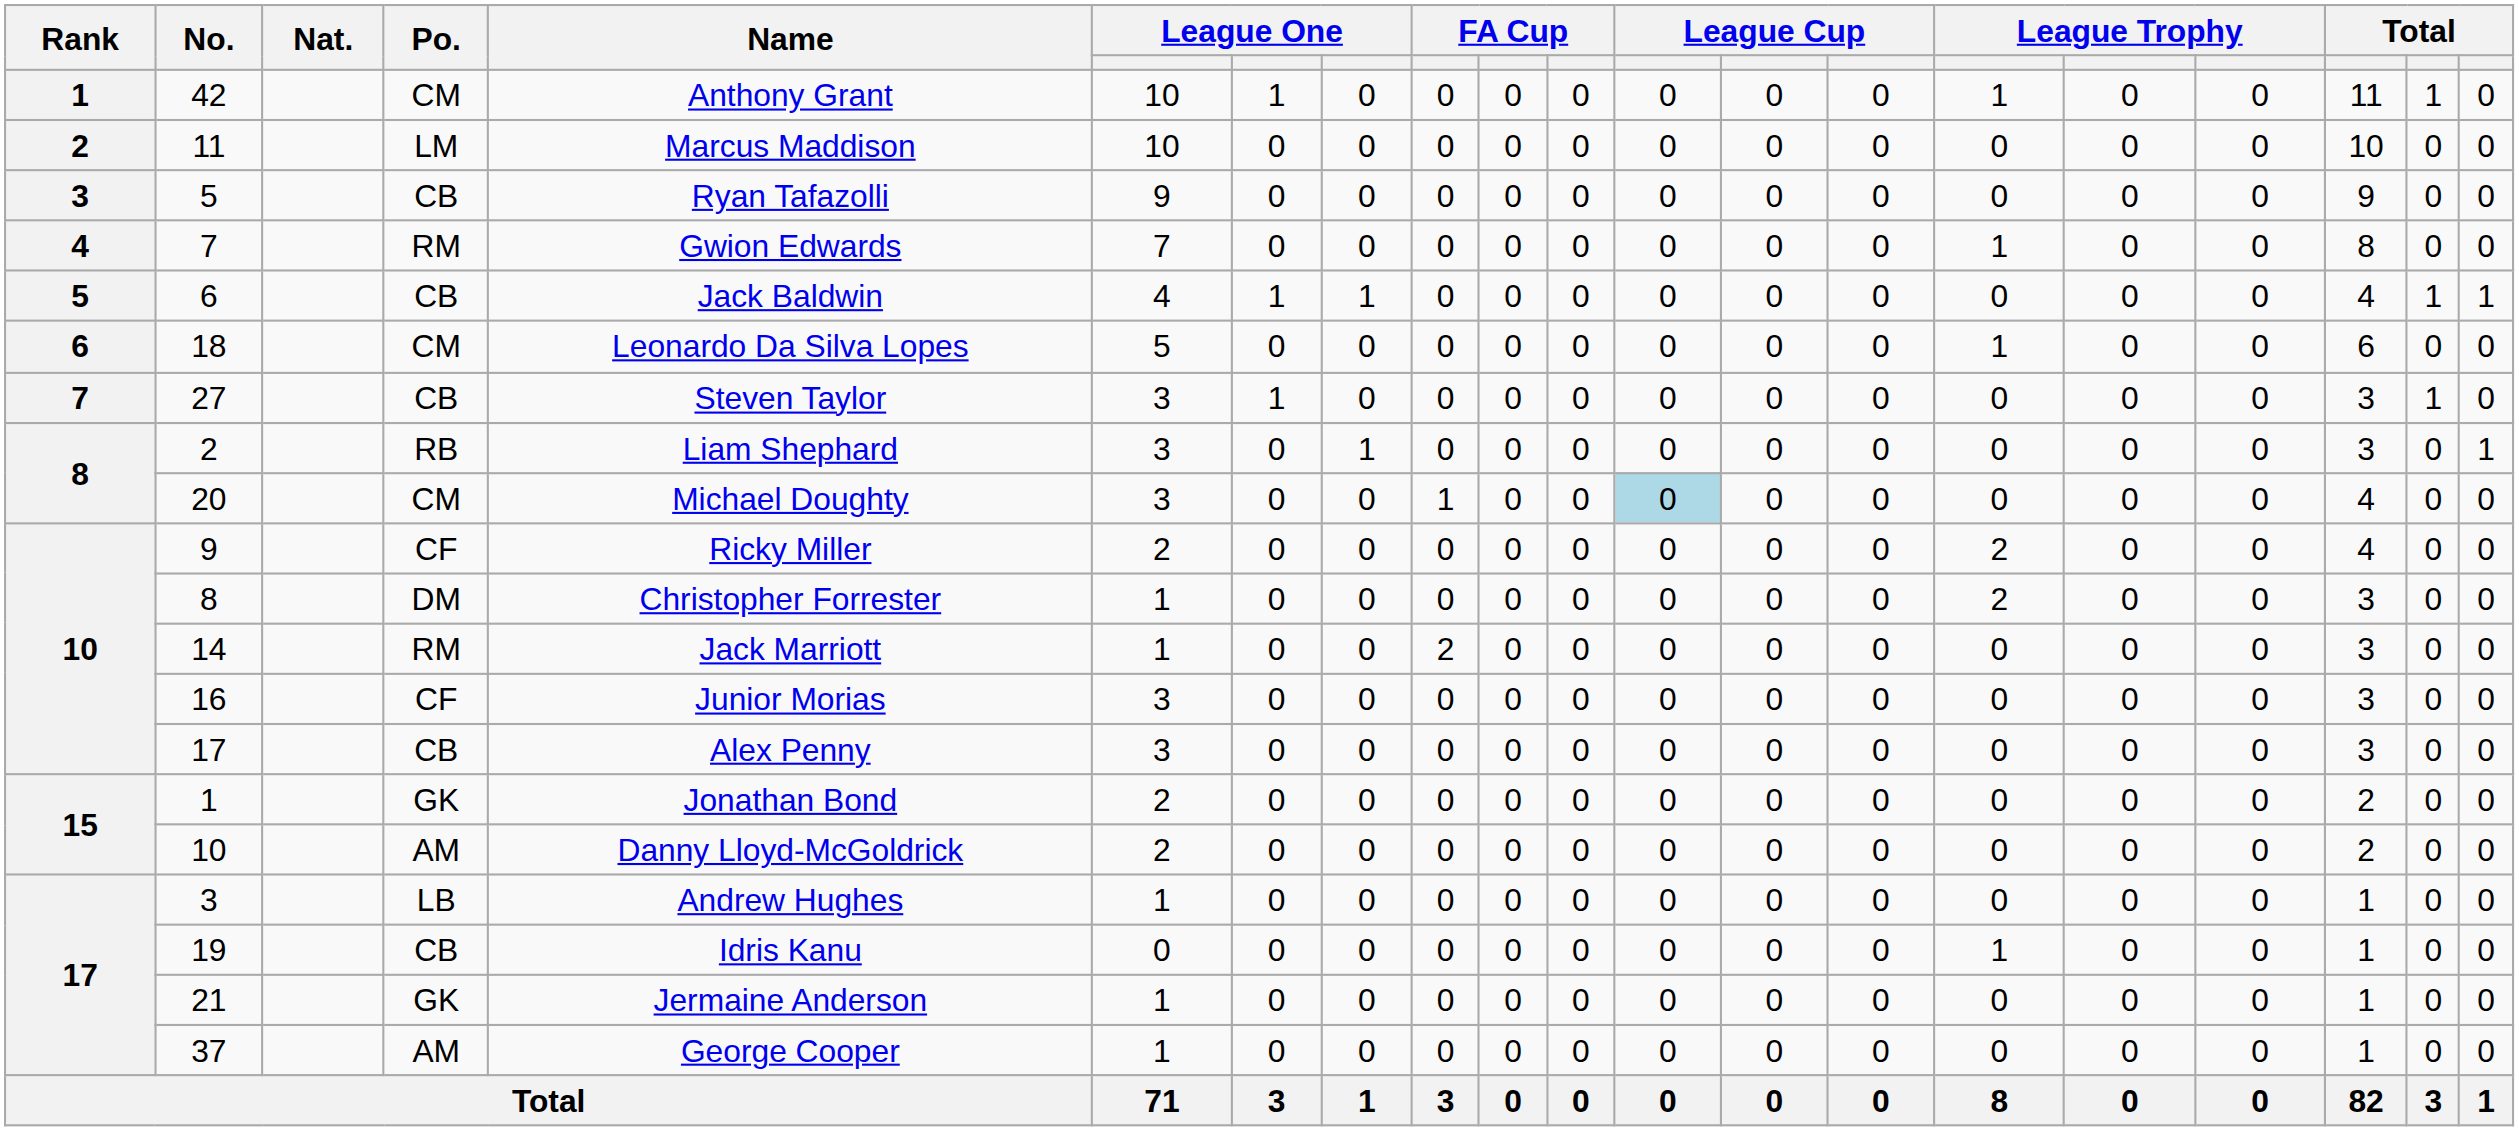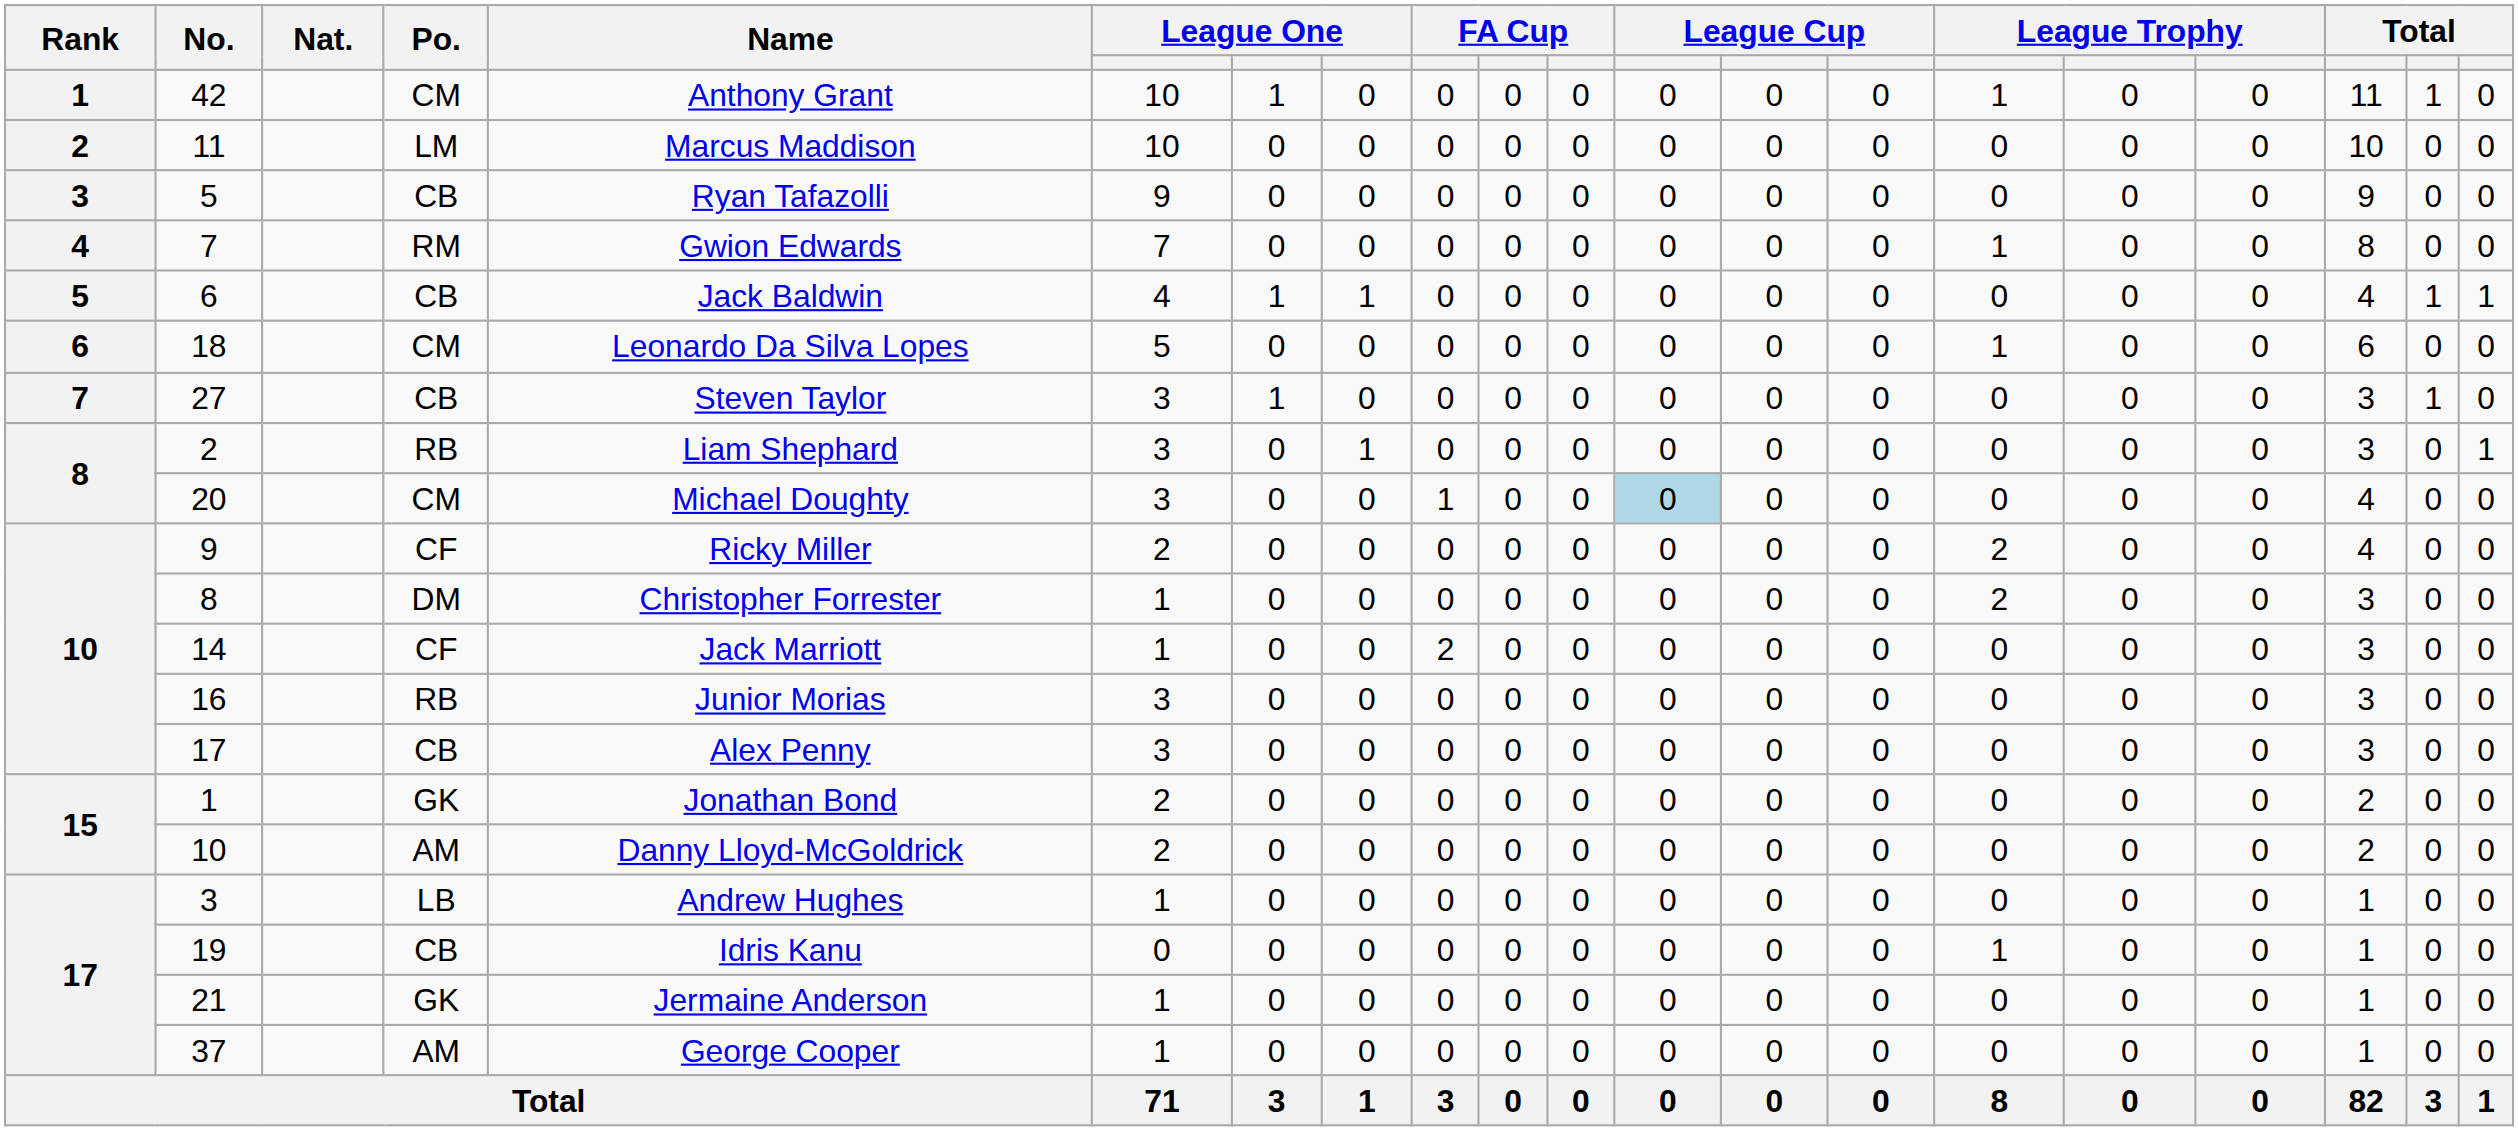(436, 649) RM -> (436, 649) CF
(436, 699) CF -> (436, 699) RB
